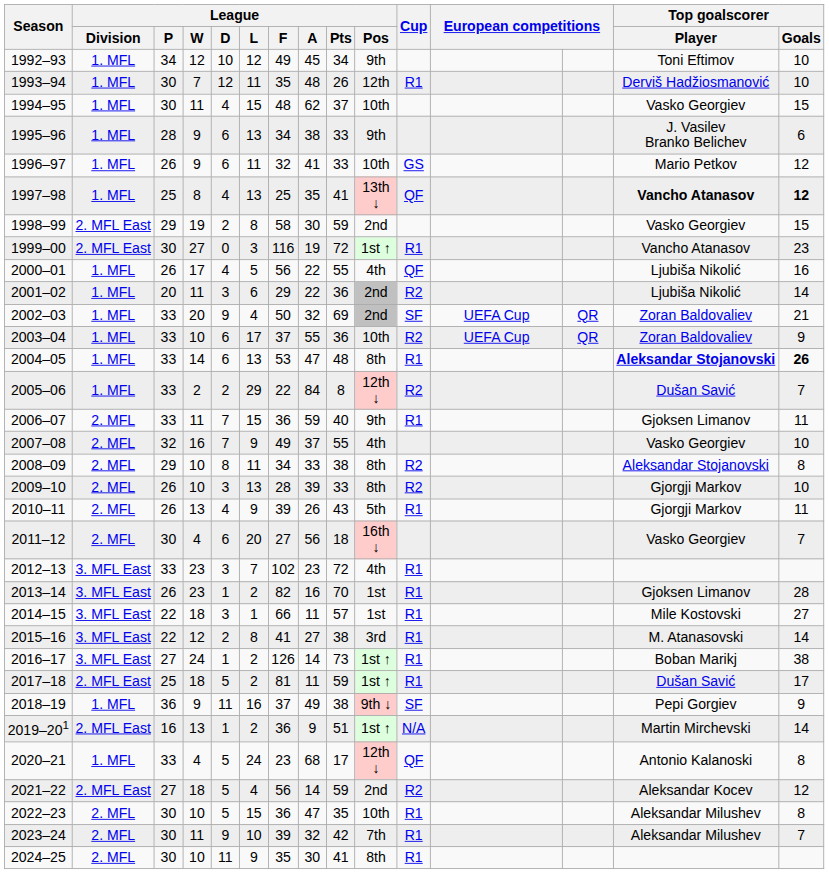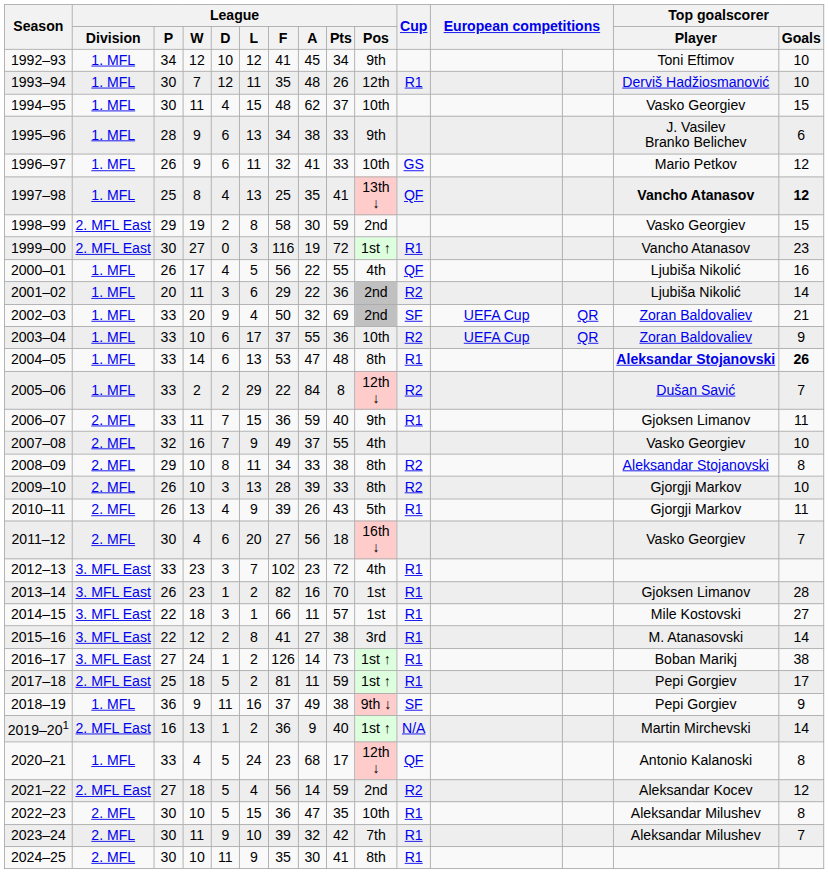(283, 60) 49 -> (283, 60) 41
(696, 681) Dušan Savić -> (696, 681) Pepi Gorgiev
(341, 728) 51 -> (341, 728) 40
